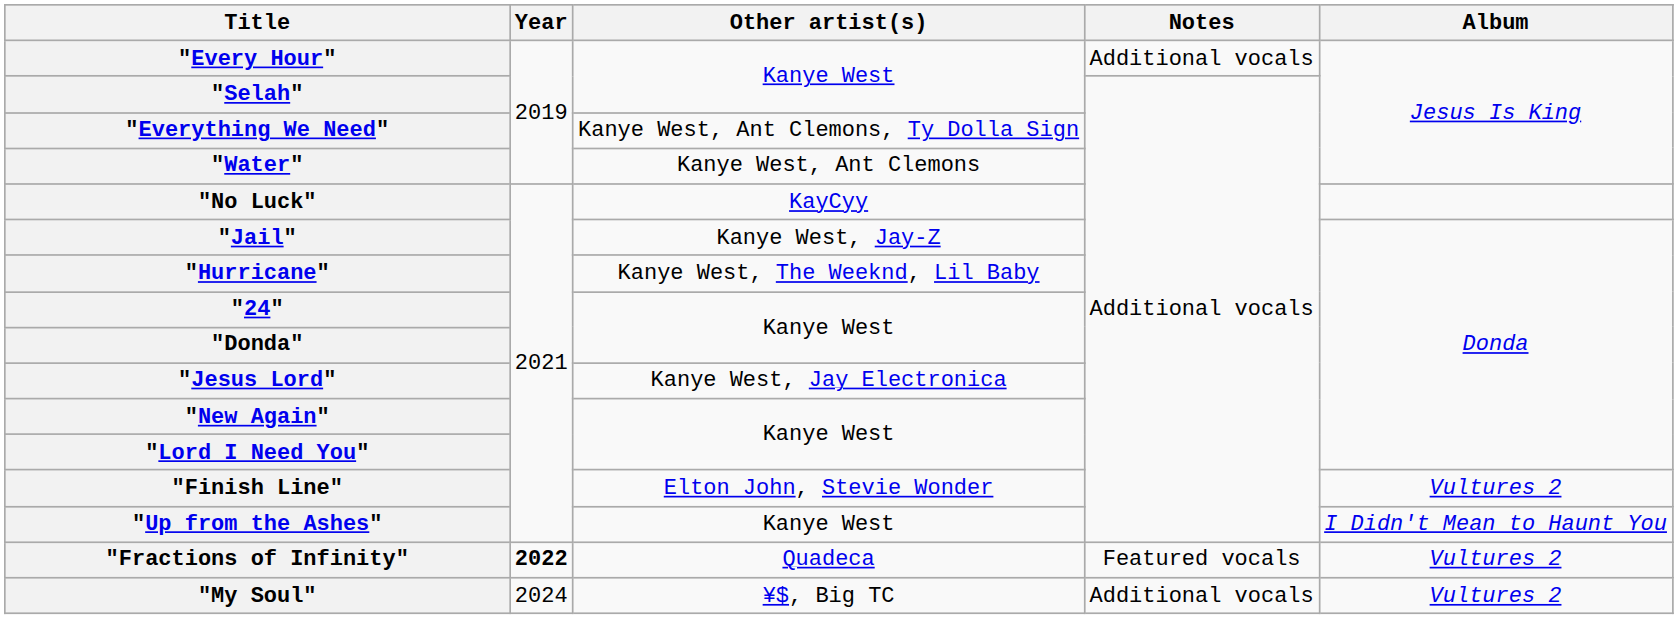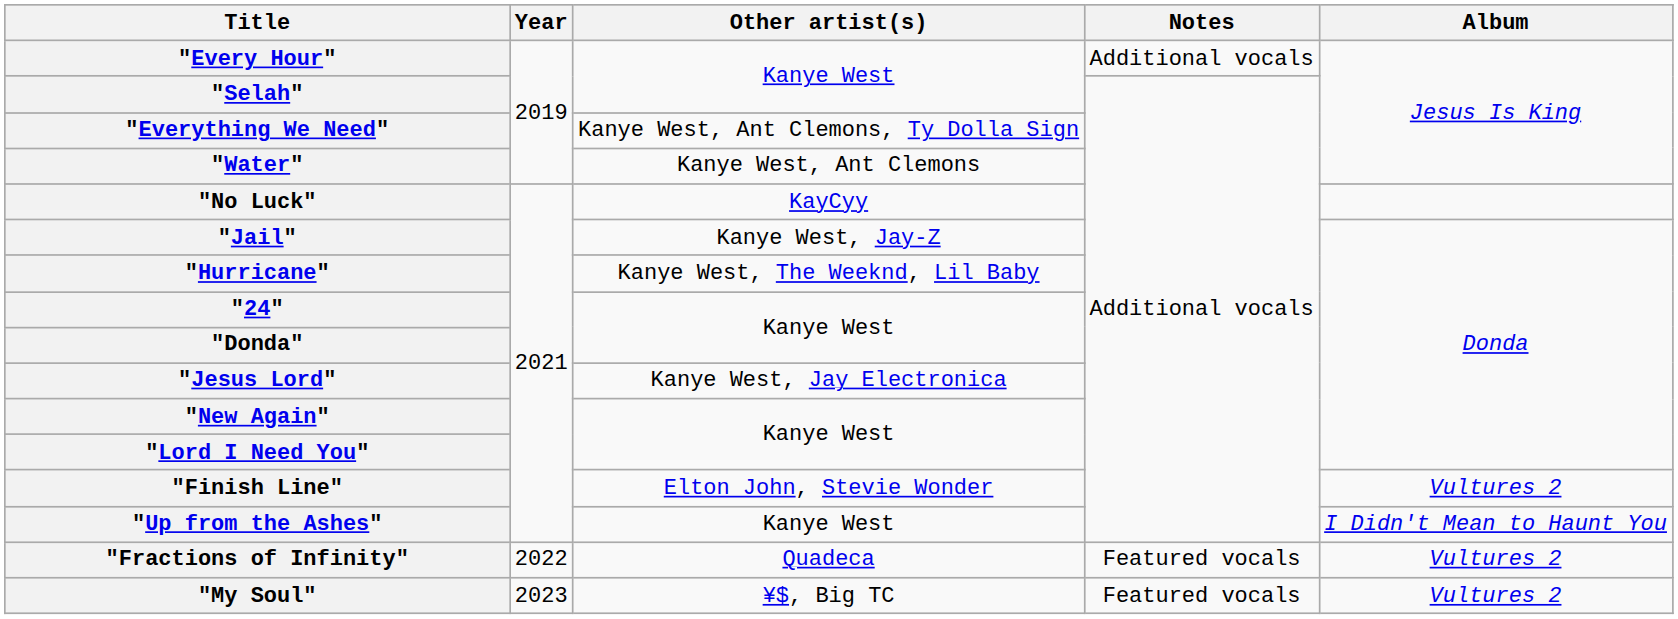(541, 560) bold -> (541, 560) normal
(541, 596) 2024 -> (541, 596) 2023
(1202, 596) Additional vocals -> (1202, 596) Featured vocals
